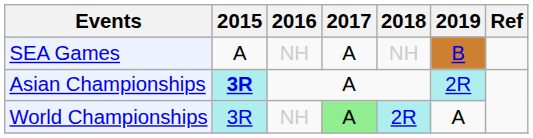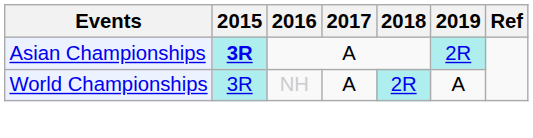- row: (65, 53)
(349, 117) lightgreen background -> (349, 85) no background
